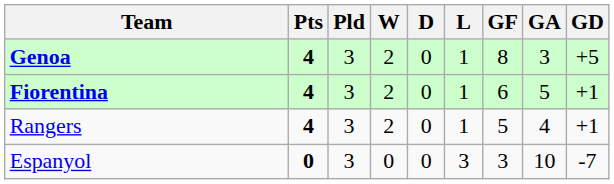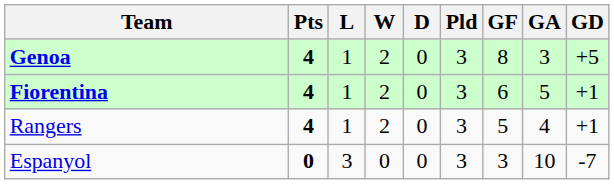columns swapped: (349, 21) <-> (464, 21)
